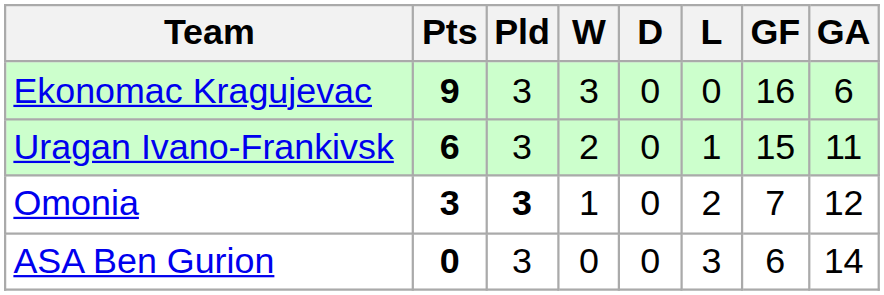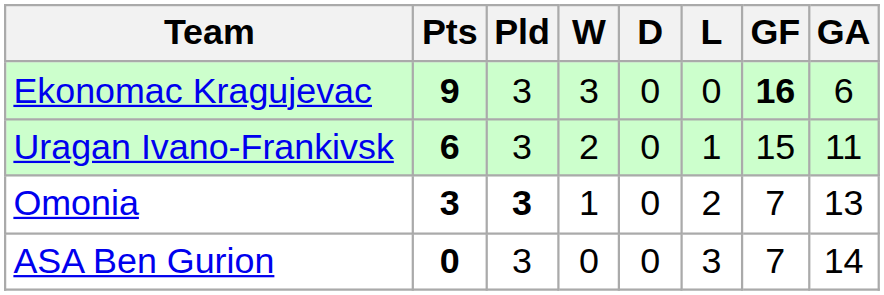(775, 89) normal -> (775, 89) bold
(844, 203) 12 -> (844, 203) 13
(775, 260) 6 -> (775, 260) 7
